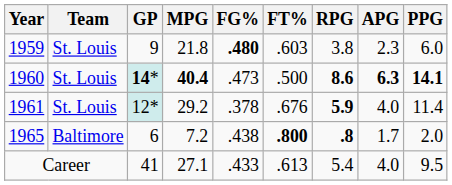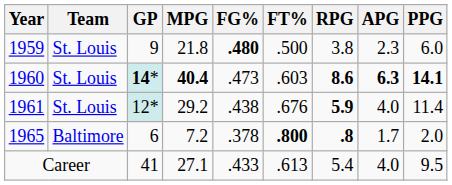(292, 48) .603 -> (292, 48) .500
(292, 77) .500 -> (292, 77) .603
(243, 107) .378 -> (243, 107) .438
(243, 136) .438 -> (243, 136) .378
